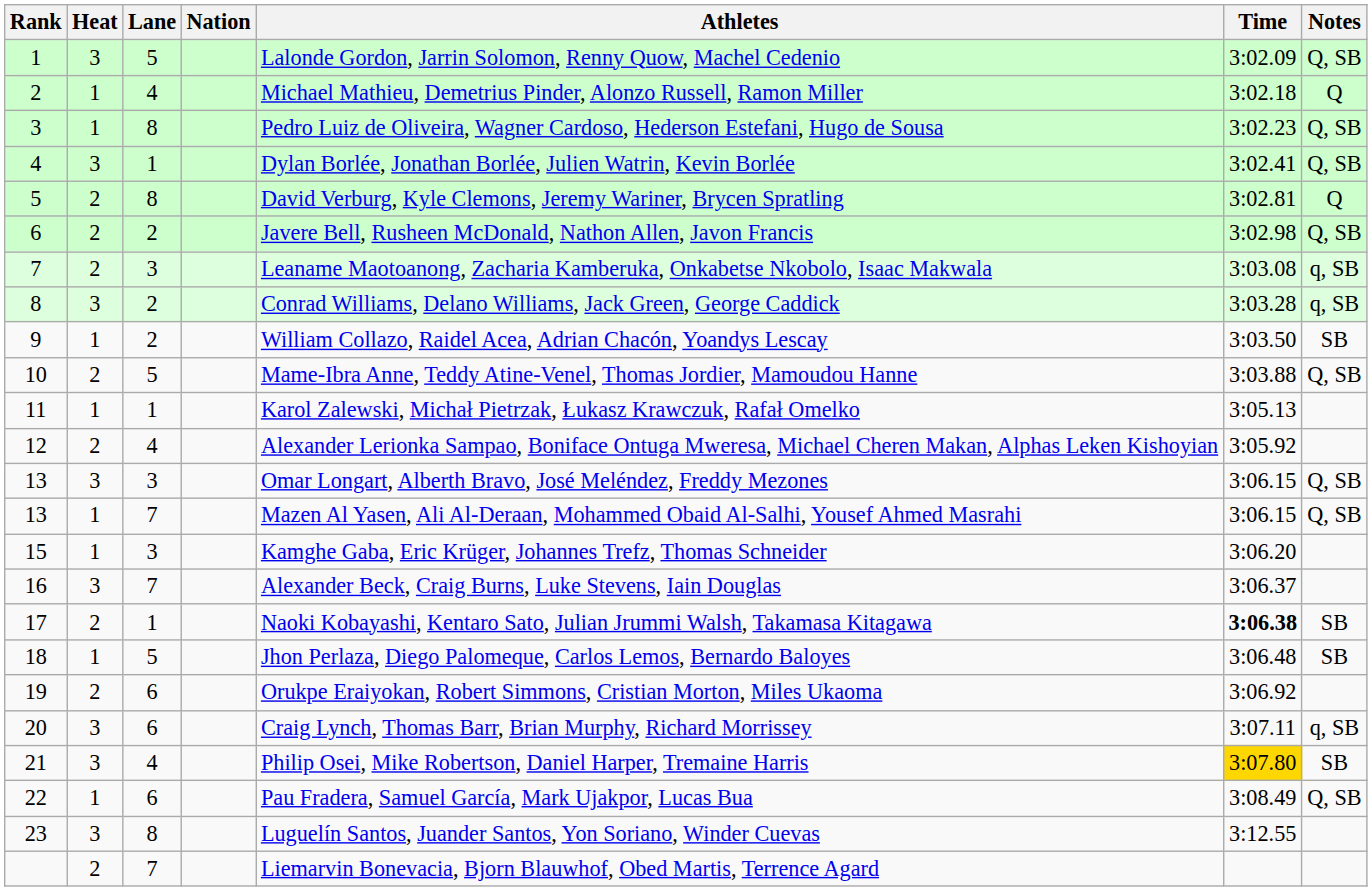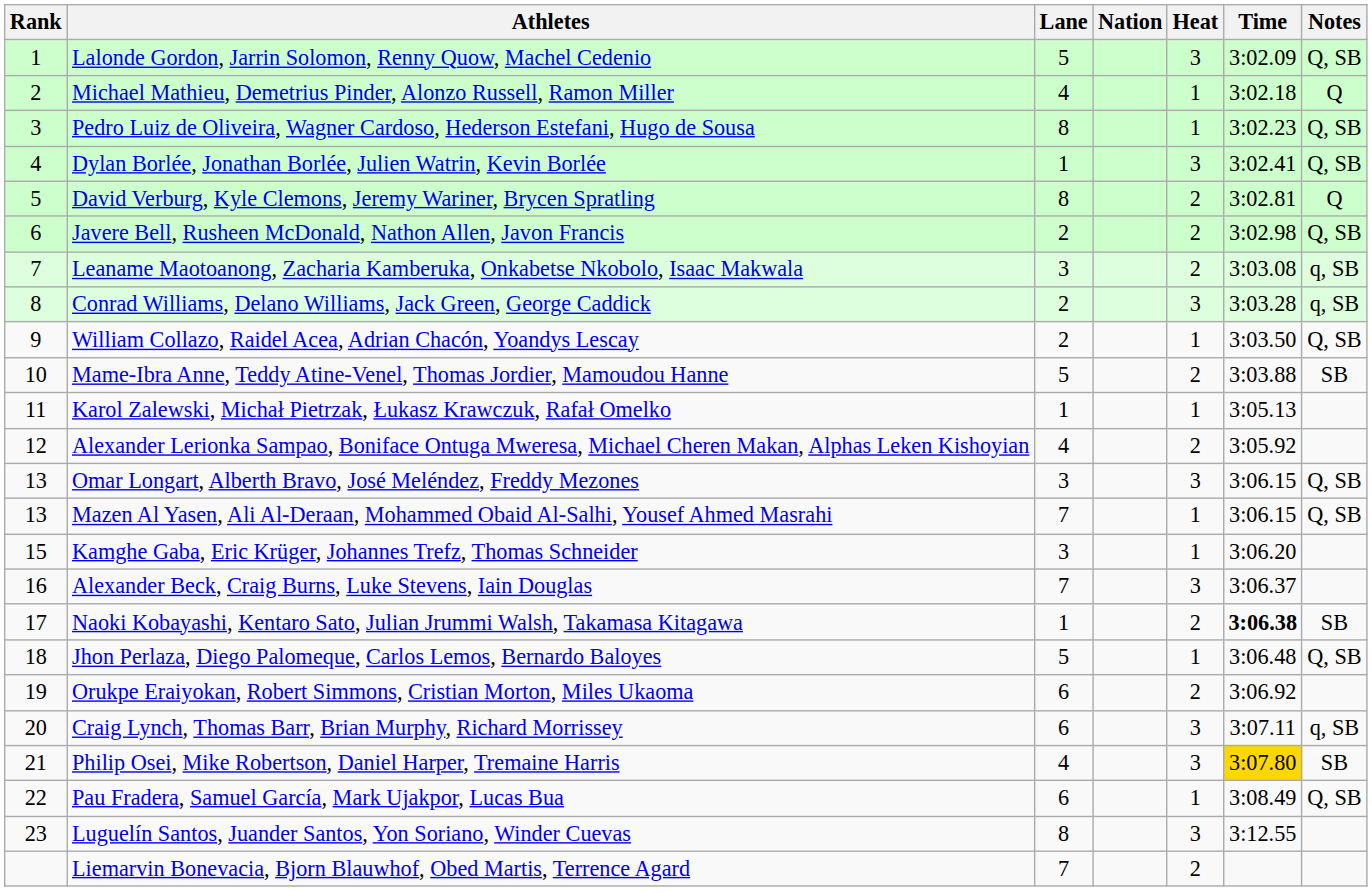columns swapped: (95, 22) <-> (740, 22)
(1334, 339) SB -> (1334, 339) Q, SB
(1334, 374) Q, SB -> (1334, 374) SB
(1334, 657) SB -> (1334, 657) Q, SB
